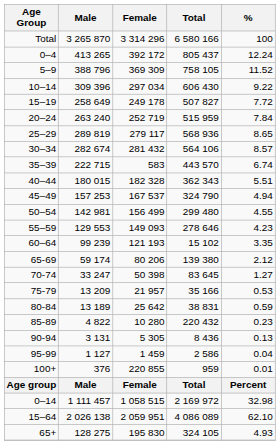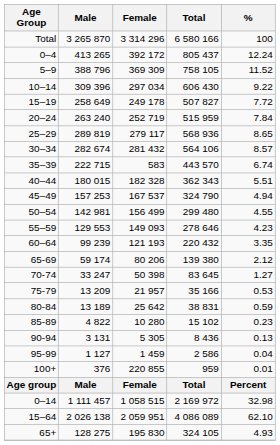(204, 243) 15 102 -> (201, 243) 220 432
(201, 322) 220 432 -> (204, 322) 15 102
